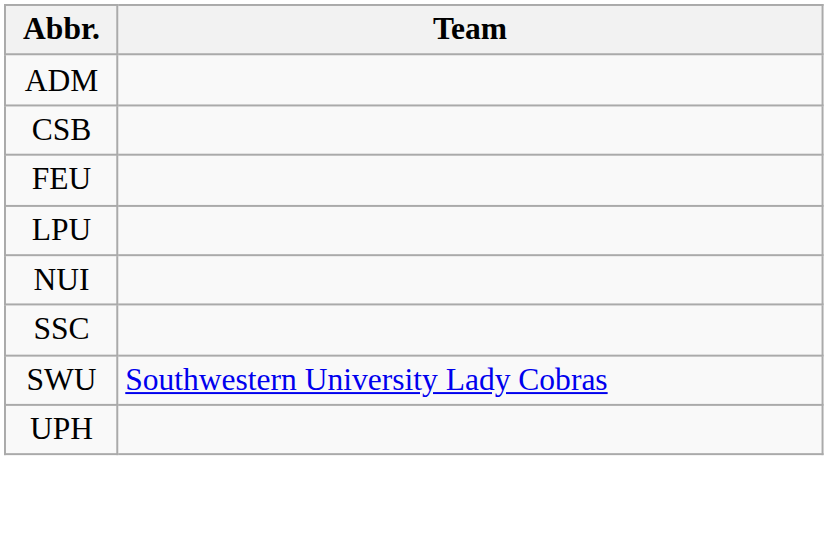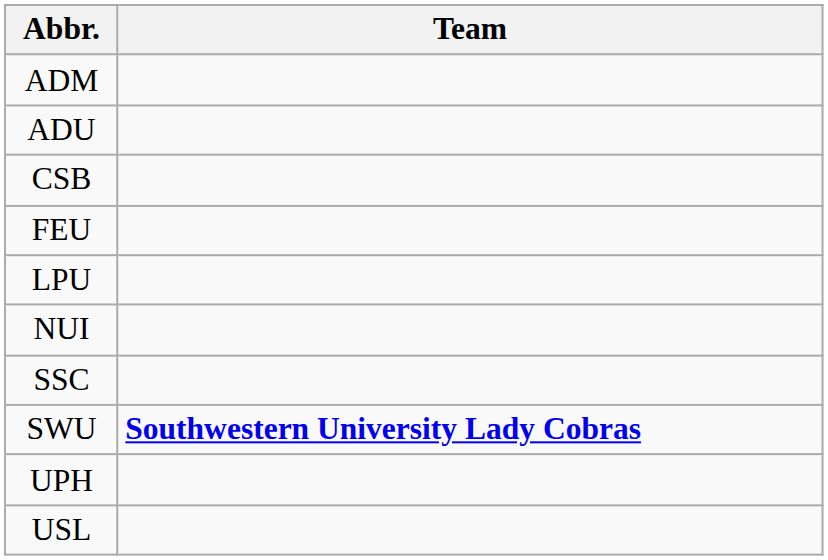+ row: (61, 129)
(366, 379) normal -> (383, 429) bold
+ row: (61, 529)
